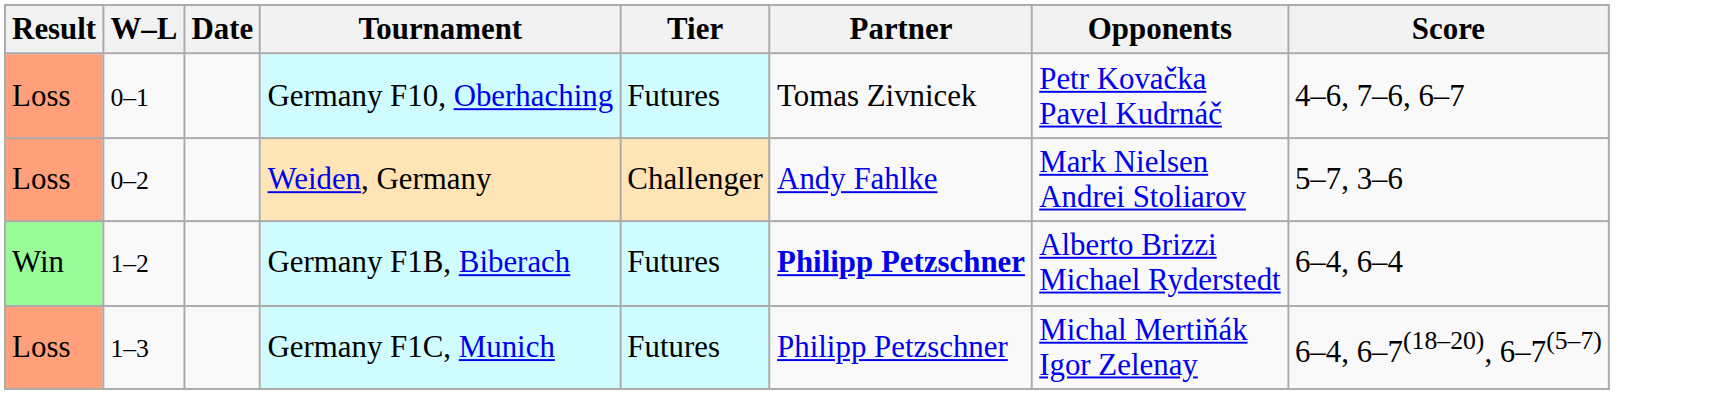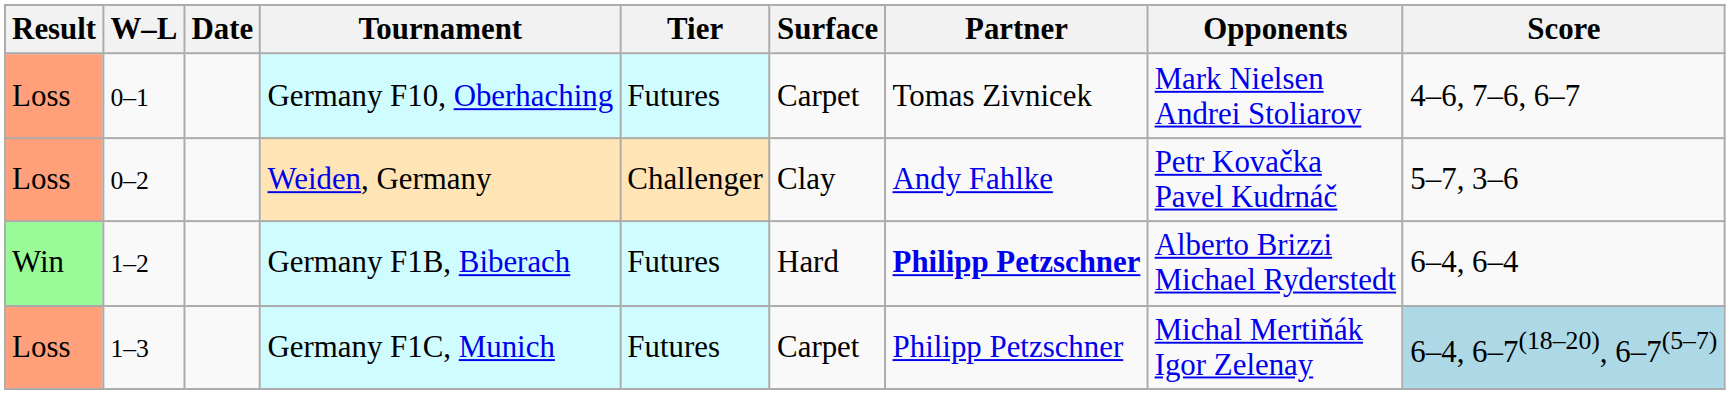+ column: (828, 28)
(1131, 95) Petr Kovačka Pavel Kudrnáč -> (1258, 95) Mark Nielsen Andrei Stoliarov
(1143, 179) Mark Nielsen Andrei Stoliarov -> (1246, 179) Petr Kovačka Pavel Kudrnáč
(1448, 346) no background -> (1564, 346) lightblue background
